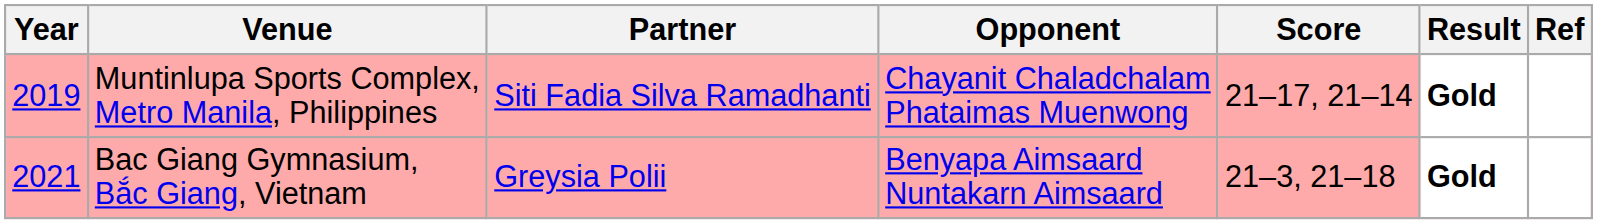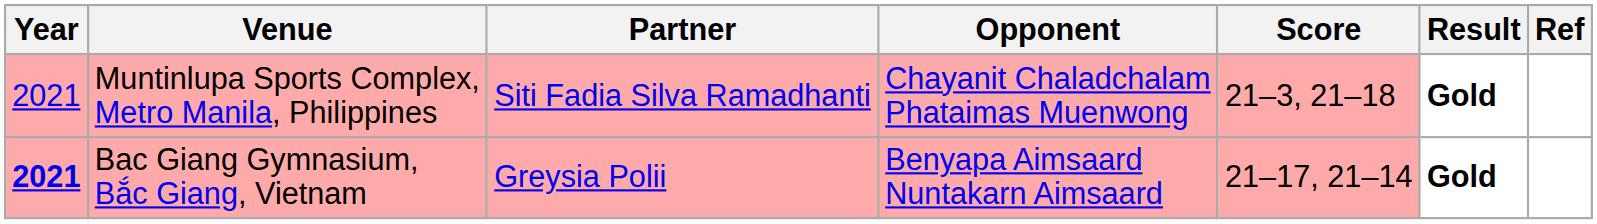(46, 95) 2019 -> (46, 95) 2021
(1319, 95) 21–17, 21–14 -> (1310, 95) 21–3, 21–18
(46, 178) normal -> (46, 178) bold
(1310, 178) 21–3, 21–18 -> (1319, 178) 21–17, 21–14
